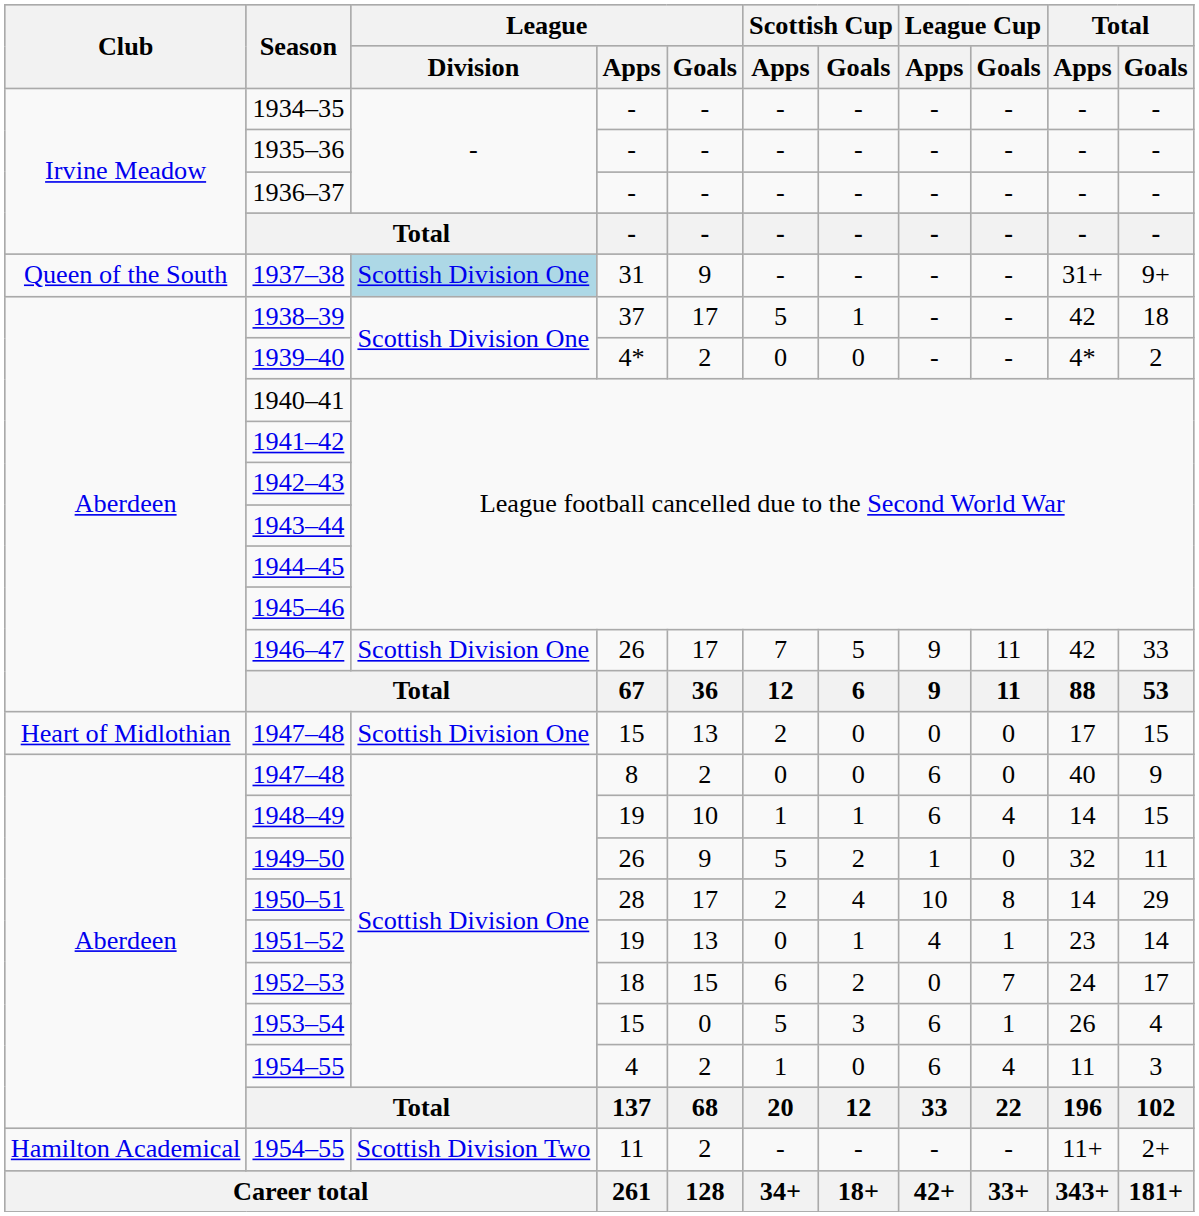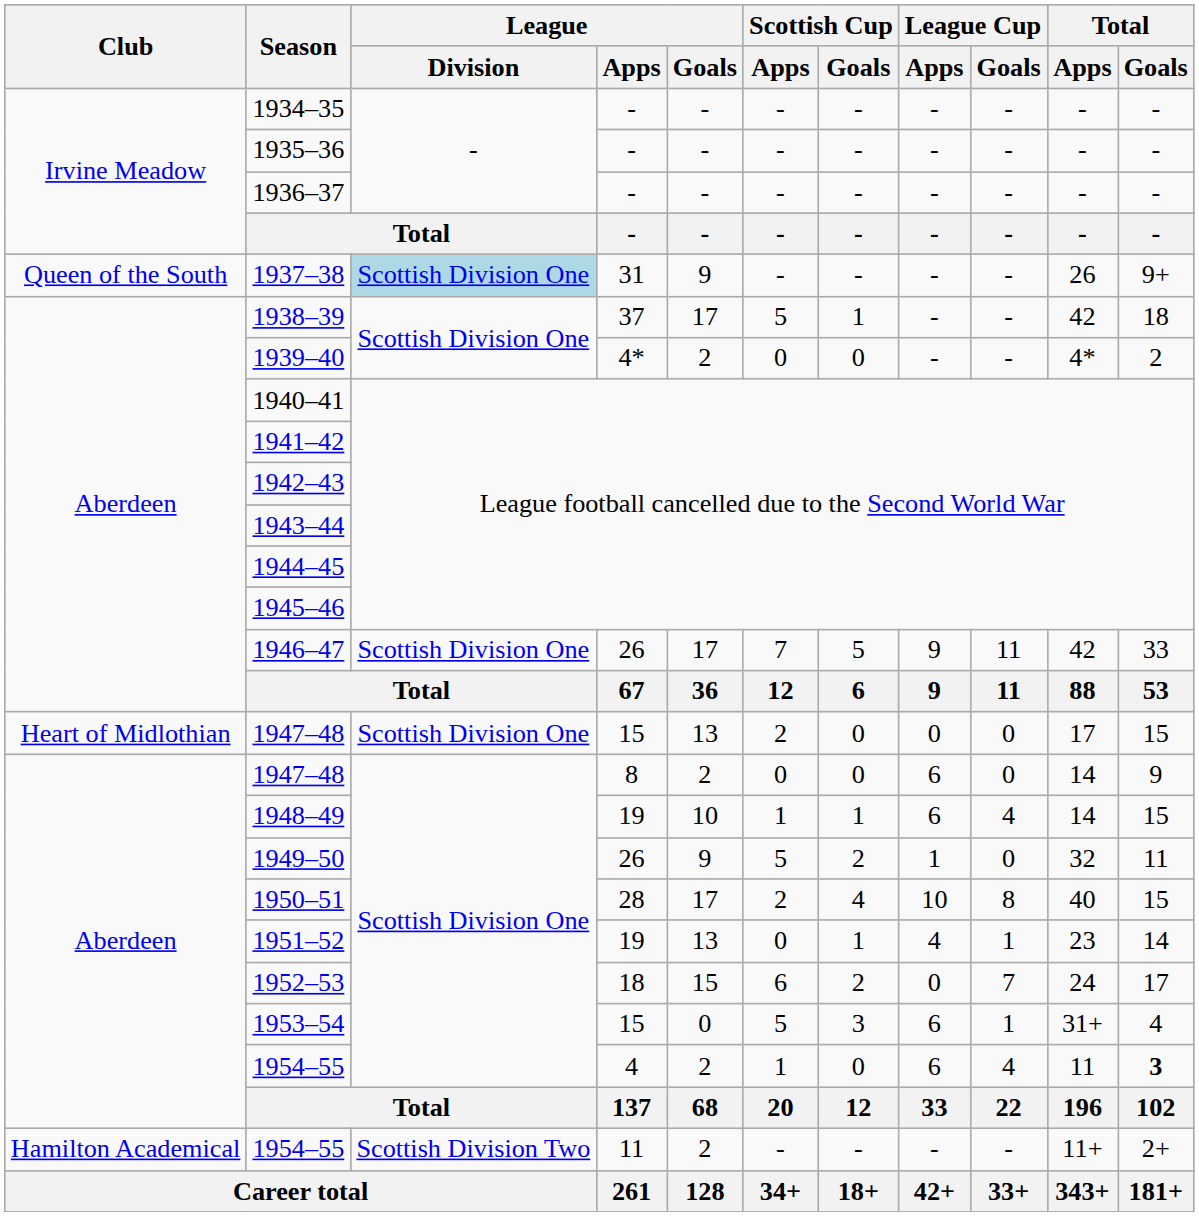(1082, 274) 31+ -> (1082, 274) 26
(1082, 774) 40 -> (1082, 774) 14
(1082, 899) 14 -> (1082, 899) 40
(1156, 899) 29 -> (1156, 899) 15
(1082, 1024) 26 -> (1082, 1024) 31+
(1156, 1065) normal -> (1156, 1065) bold
